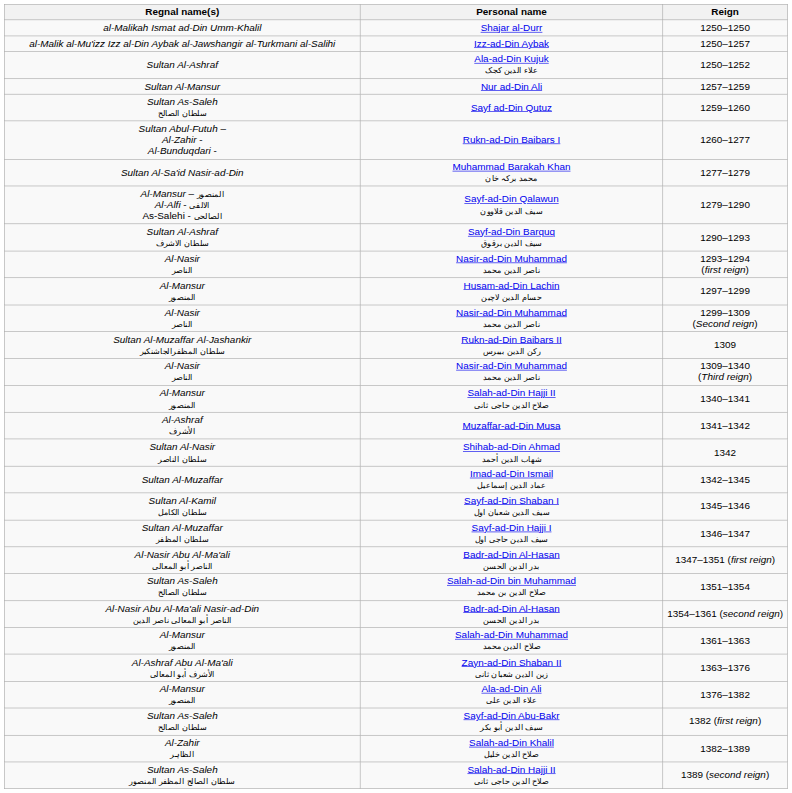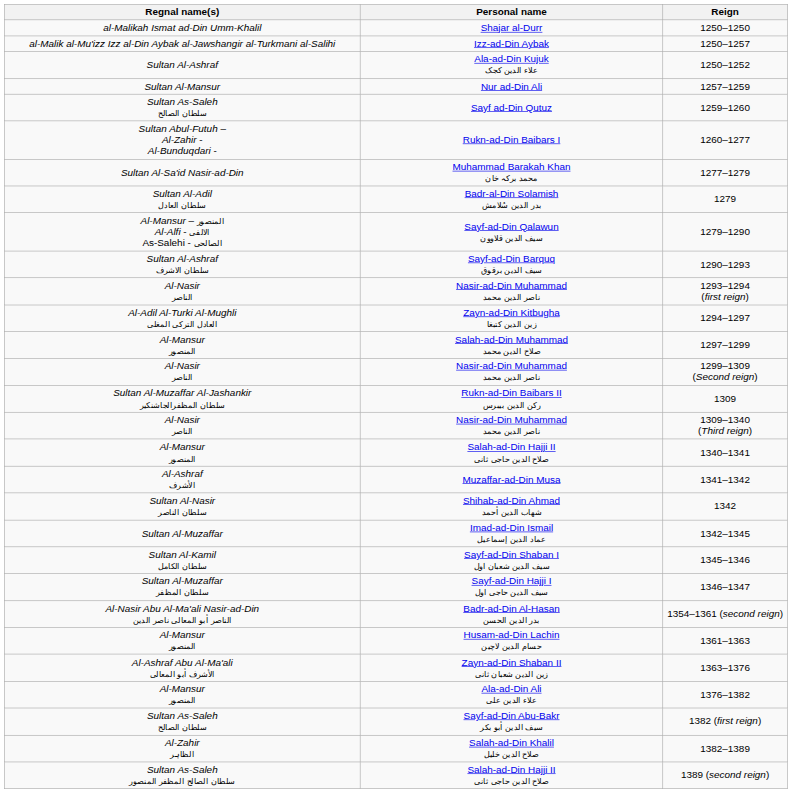+ row: (725, 199)
+ row: (725, 318)
(512, 291) Husam-ad-Din Lachin حسام الدین لاچین -> (512, 345) Salah-ad-Din Muhammad صلاح الدین محمد
- row: (725, 560)
- row: (725, 587)
(512, 641) Salah-ad-Din Muhammad صلاح الدین محمد -> (512, 641) Husam-ad-Din Lachin حسام الدین لاچین
